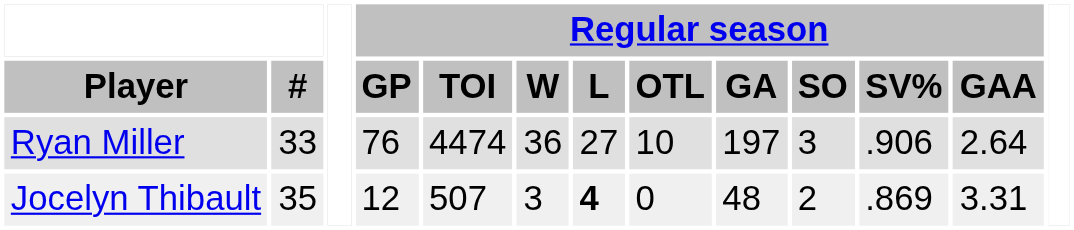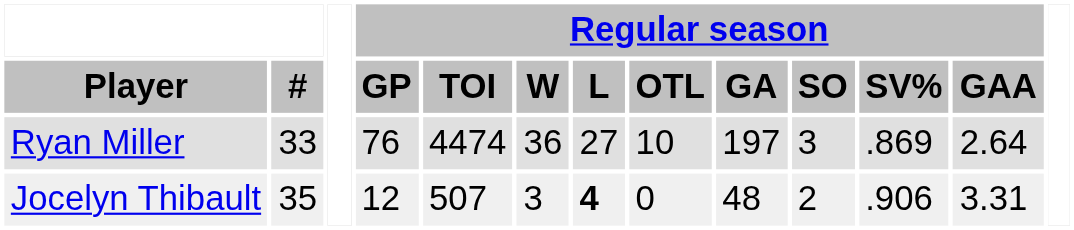(899, 142) .906 -> (899, 142) .869
(899, 199) .869 -> (899, 199) .906
